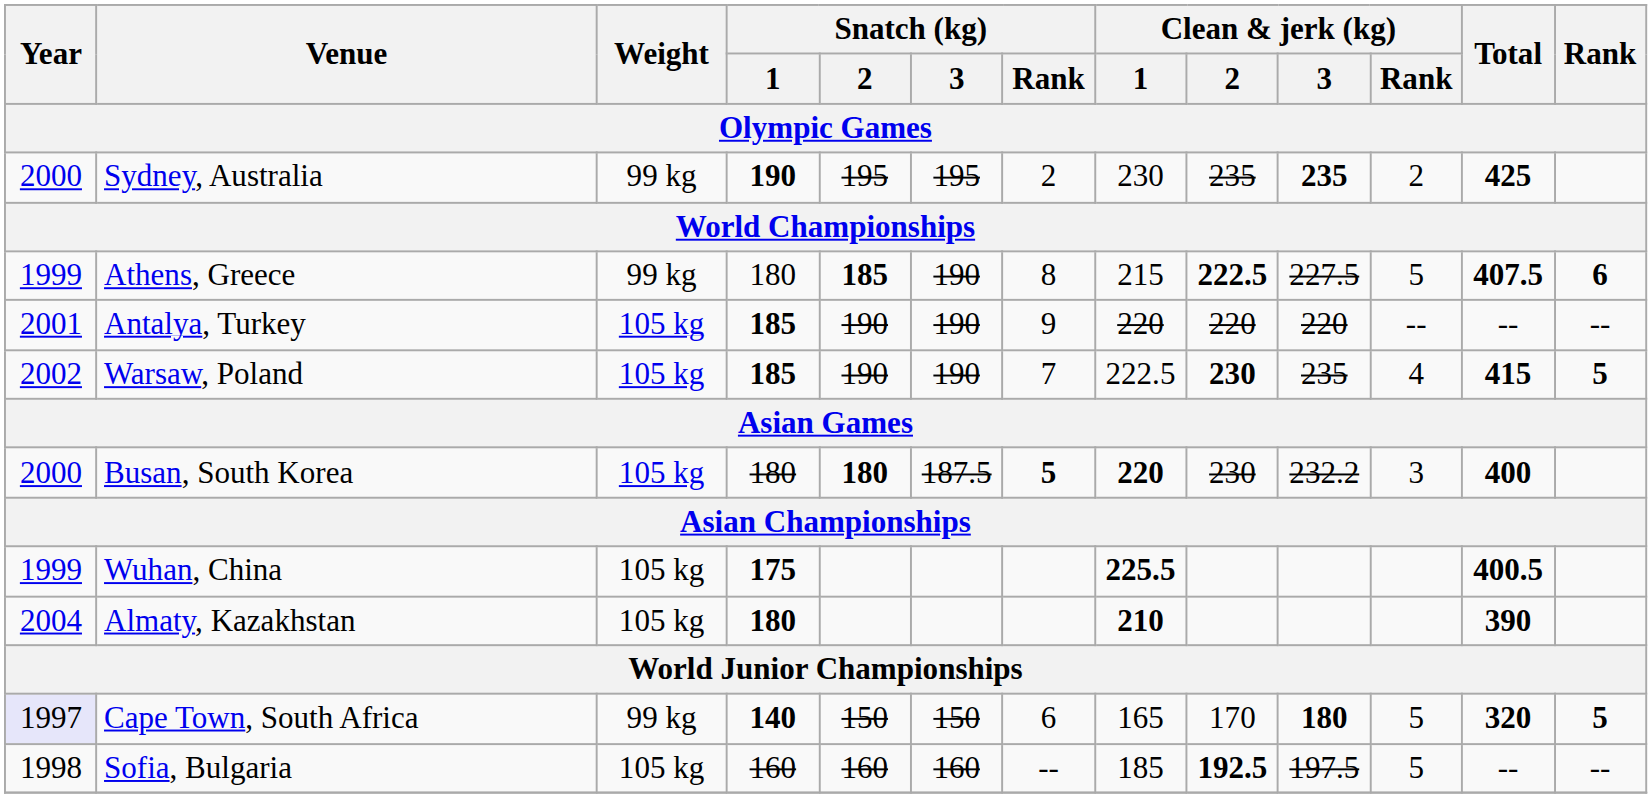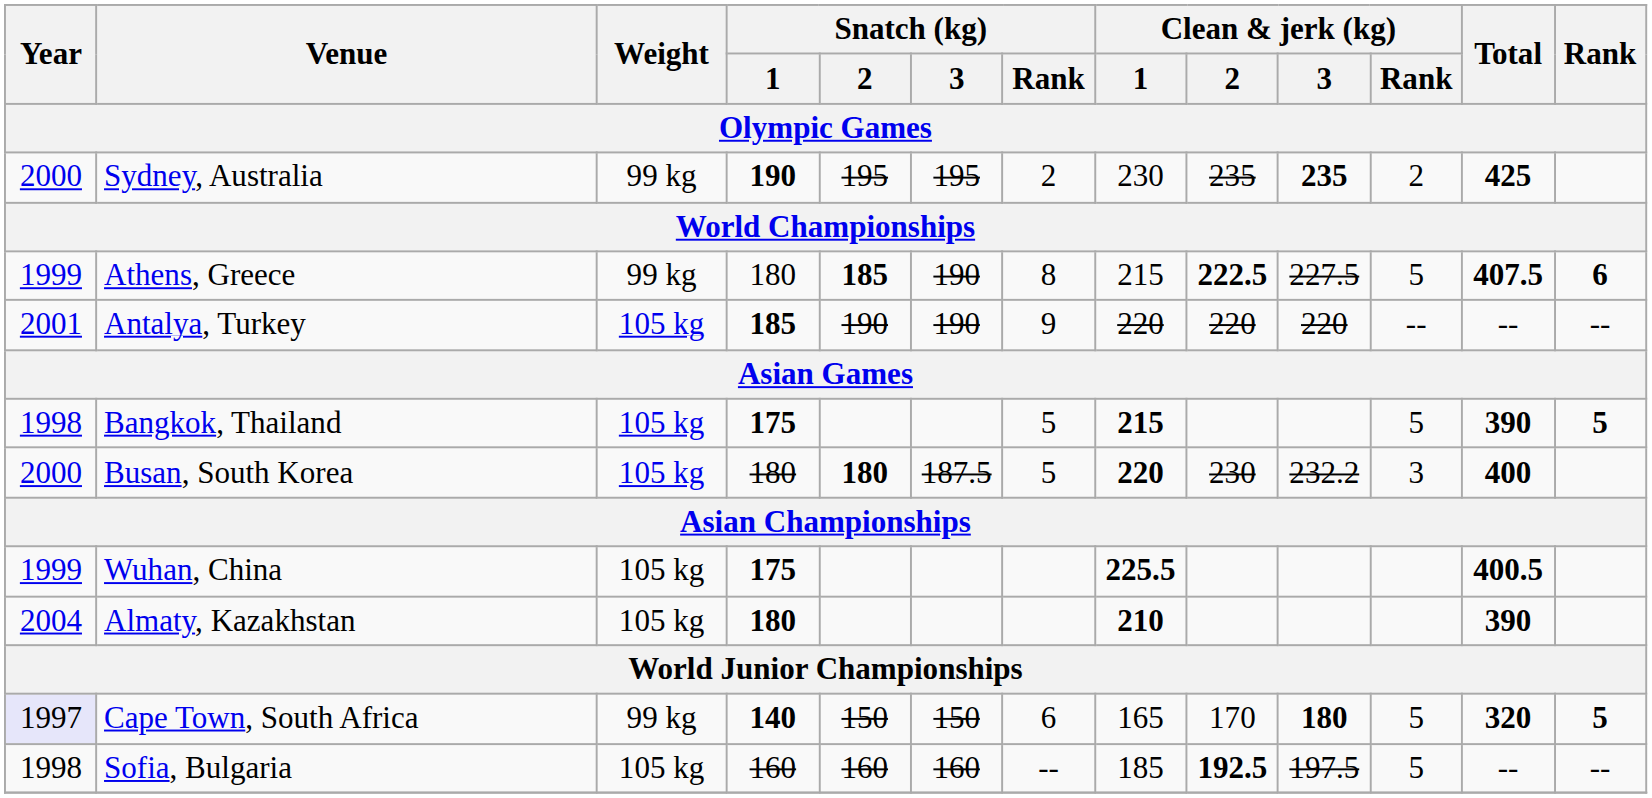- row: (204, 373)
+ row: (223, 422)
(1049, 472) bold -> (1049, 472) normal
